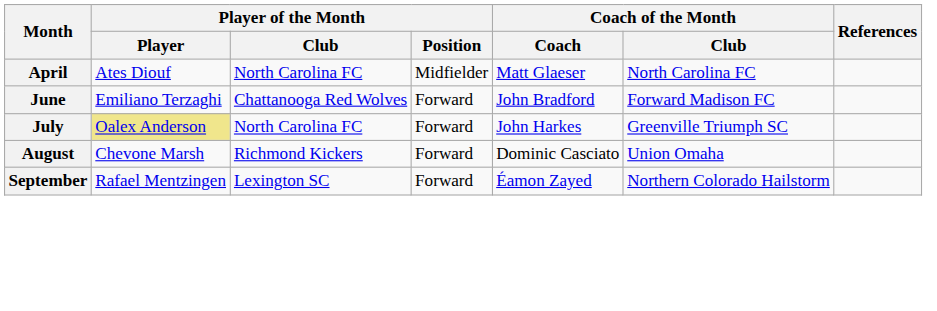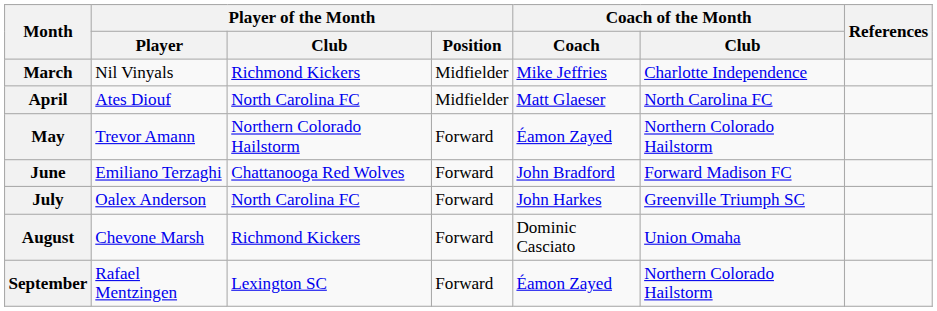+ row: (48, 72)
+ row: (48, 136)
(151, 126) khaki background -> (151, 200) no background
